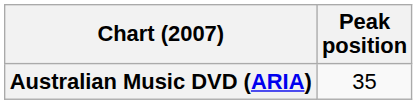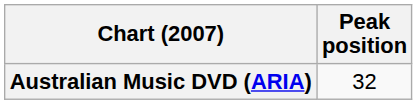(364, 81) 35 -> (364, 81) 32
